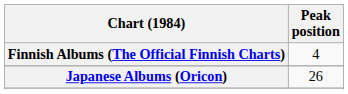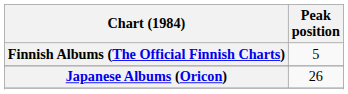(316, 54) 4 -> (316, 54) 5
